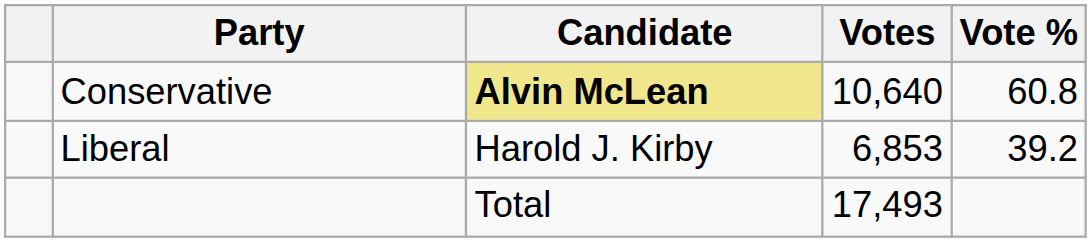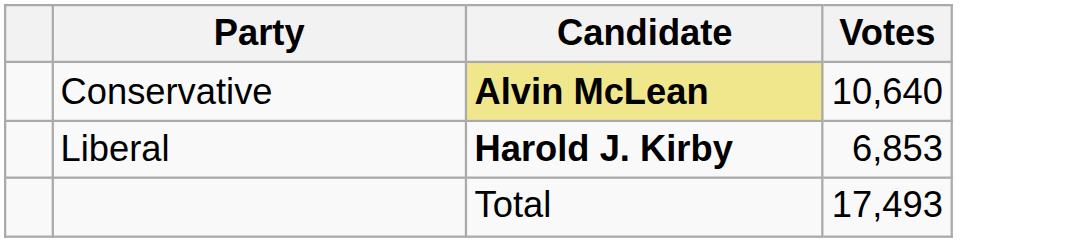- column: (1019, 33)
(594, 148) normal -> (604, 148) bold
